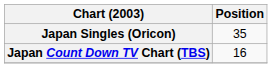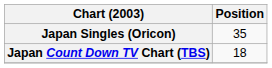(240, 53) 16 -> (240, 53) 18
